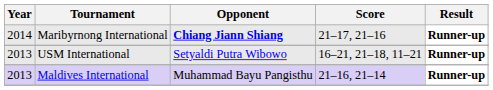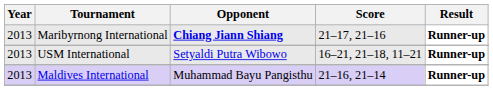(20, 35) 2014 -> (20, 35) 2013
